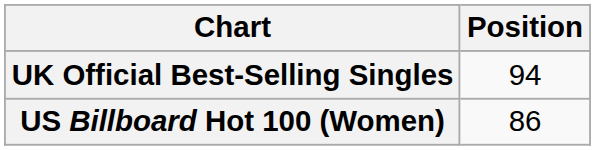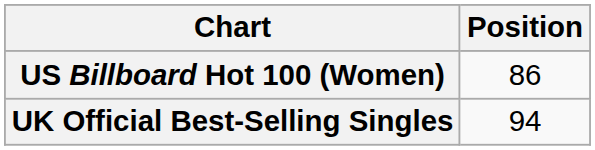rows swapped: (233, 74) <-> (233, 121)
